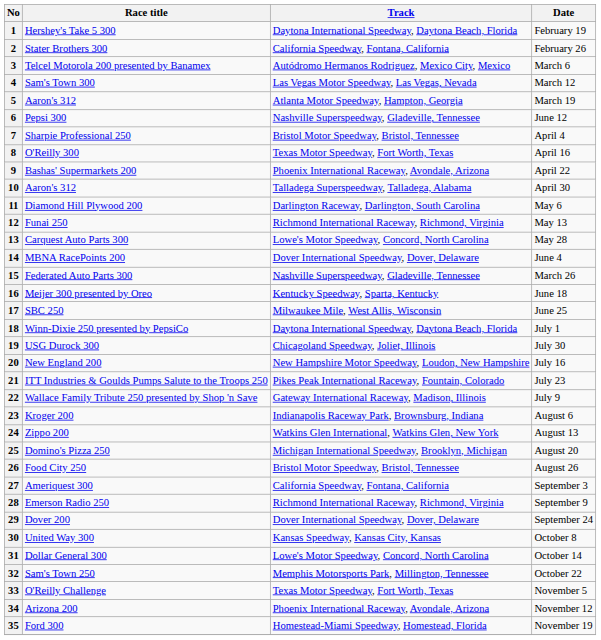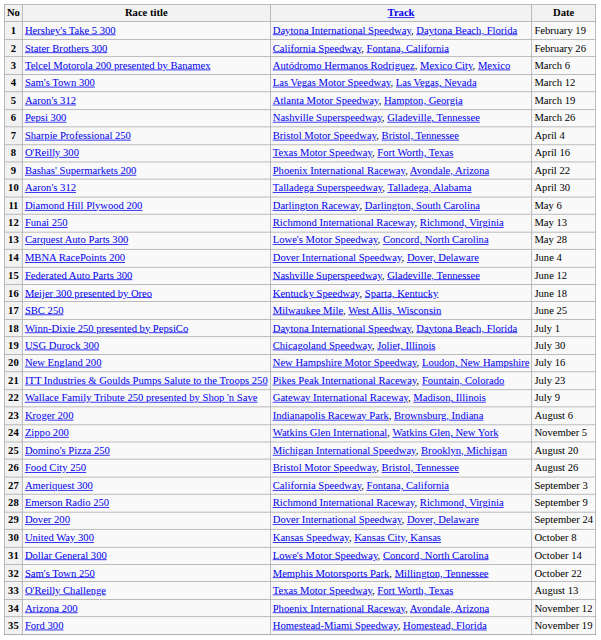(551, 117) June 12 -> (555, 117) March 26
(555, 275) March 26 -> (551, 275) June 12
(556, 432) August 13 -> (561, 432) November 5
(561, 590) November 5 -> (556, 590) August 13
